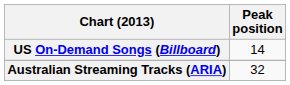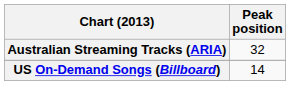rows swapped: (117, 70) <-> (117, 49)
